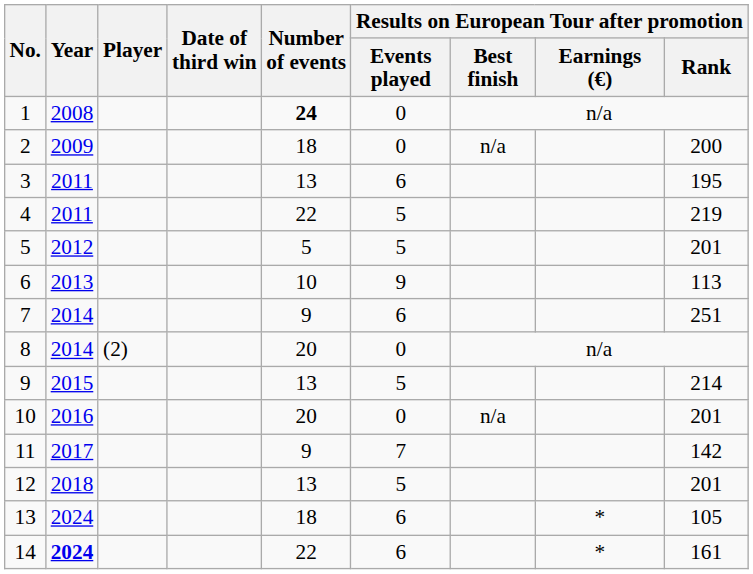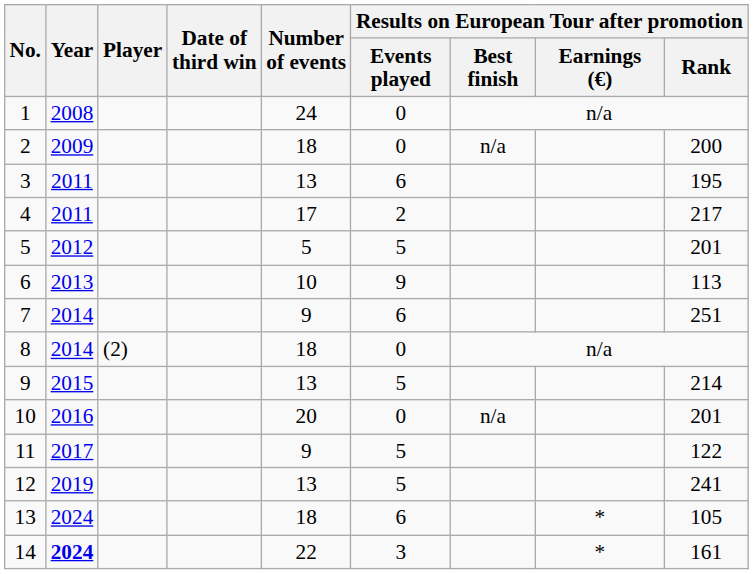(306, 112) bold -> (306, 112) normal
(306, 214) 22 -> (306, 214) 17
(401, 214) 5 -> (401, 214) 2
(706, 214) 219 -> (706, 214) 217
(306, 349) 20 -> (306, 349) 18
(401, 450) 7 -> (401, 450) 5
(706, 450) 142 -> (706, 450) 122
(72, 484) 2018 -> (72, 484) 2019
(706, 484) 201 -> (706, 484) 241
(401, 551) 6 -> (401, 551) 3
